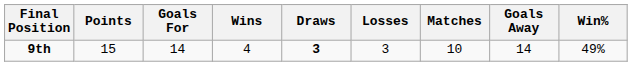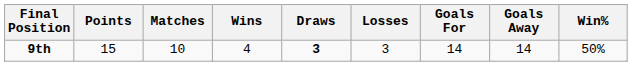columns swapped: (455, 23) <-> (178, 23)
(593, 51) 49% -> (593, 51) 50%
